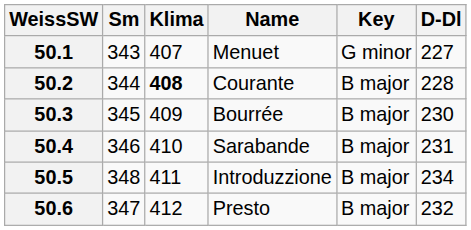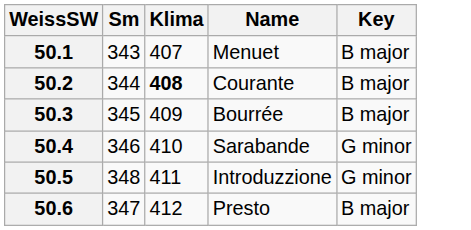- column: (441, 20)
(376, 51) G minor -> (375, 51) B major
(375, 146) B major -> (376, 146) G minor
(375, 177) B major -> (376, 177) G minor
